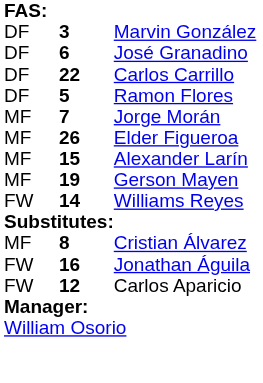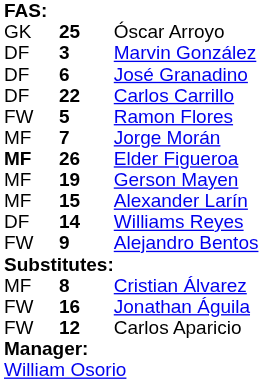+ row: (169, 32)
(17, 95) DF -> (19, 116) FW
(18, 137) normal -> (18, 158) bold
rows swapped: (176, 180) <-> (181, 158)
(19, 201) FW -> (17, 222) DF
+ row: (186, 243)
